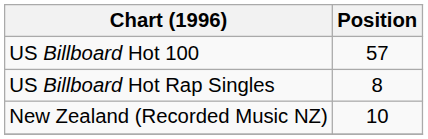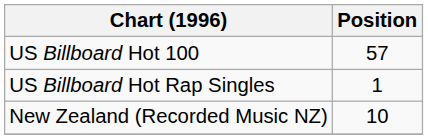(377, 85) 8 -> (377, 85) 1
